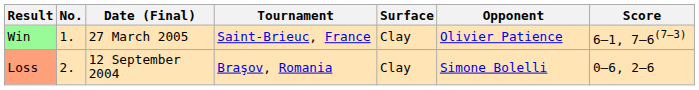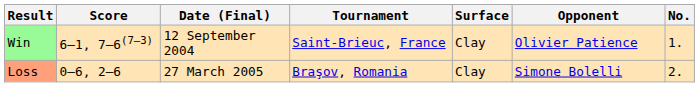columns swapped: (71, 15) <-> (642, 15)
(139, 37) 27 March 2005 -> (210, 43) 12 September 2004
(135, 67) 12 September 2004 -> (214, 71) 27 March 2005
